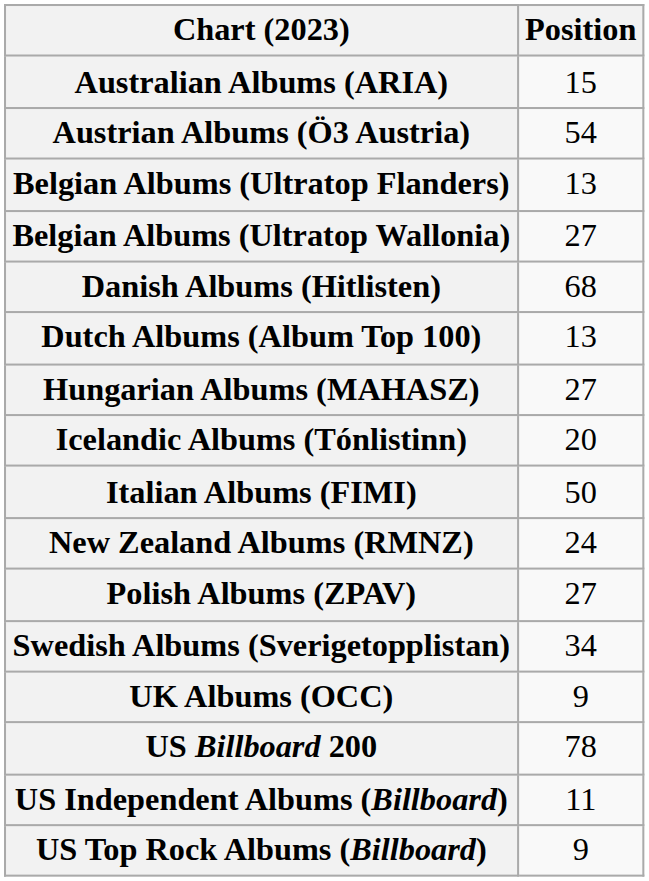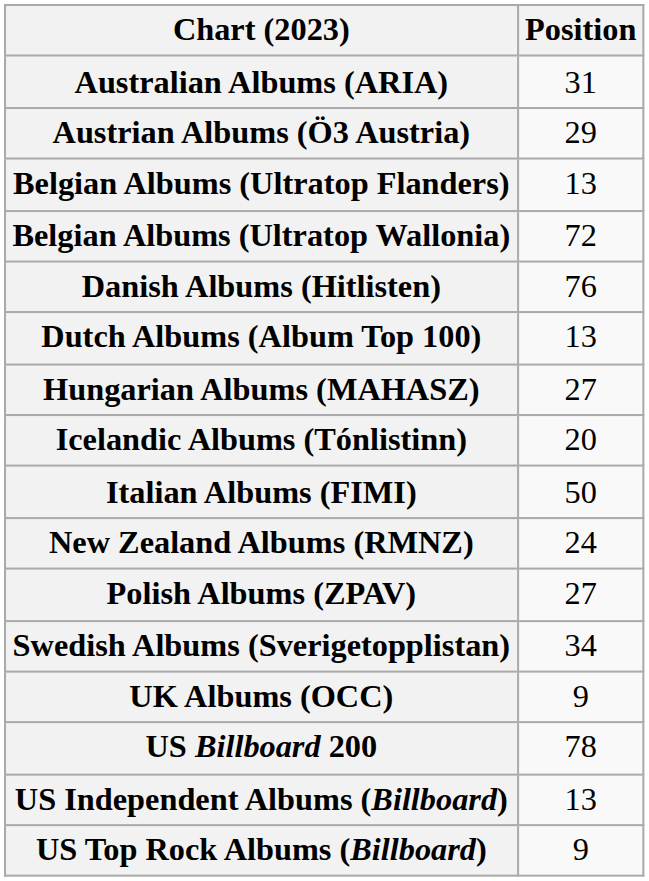(581, 81) 15 -> (581, 81) 31
(581, 132) 54 -> (581, 132) 29
(581, 235) 27 -> (581, 235) 72
(581, 286) 68 -> (581, 286) 76
(581, 798) 11 -> (581, 798) 13
